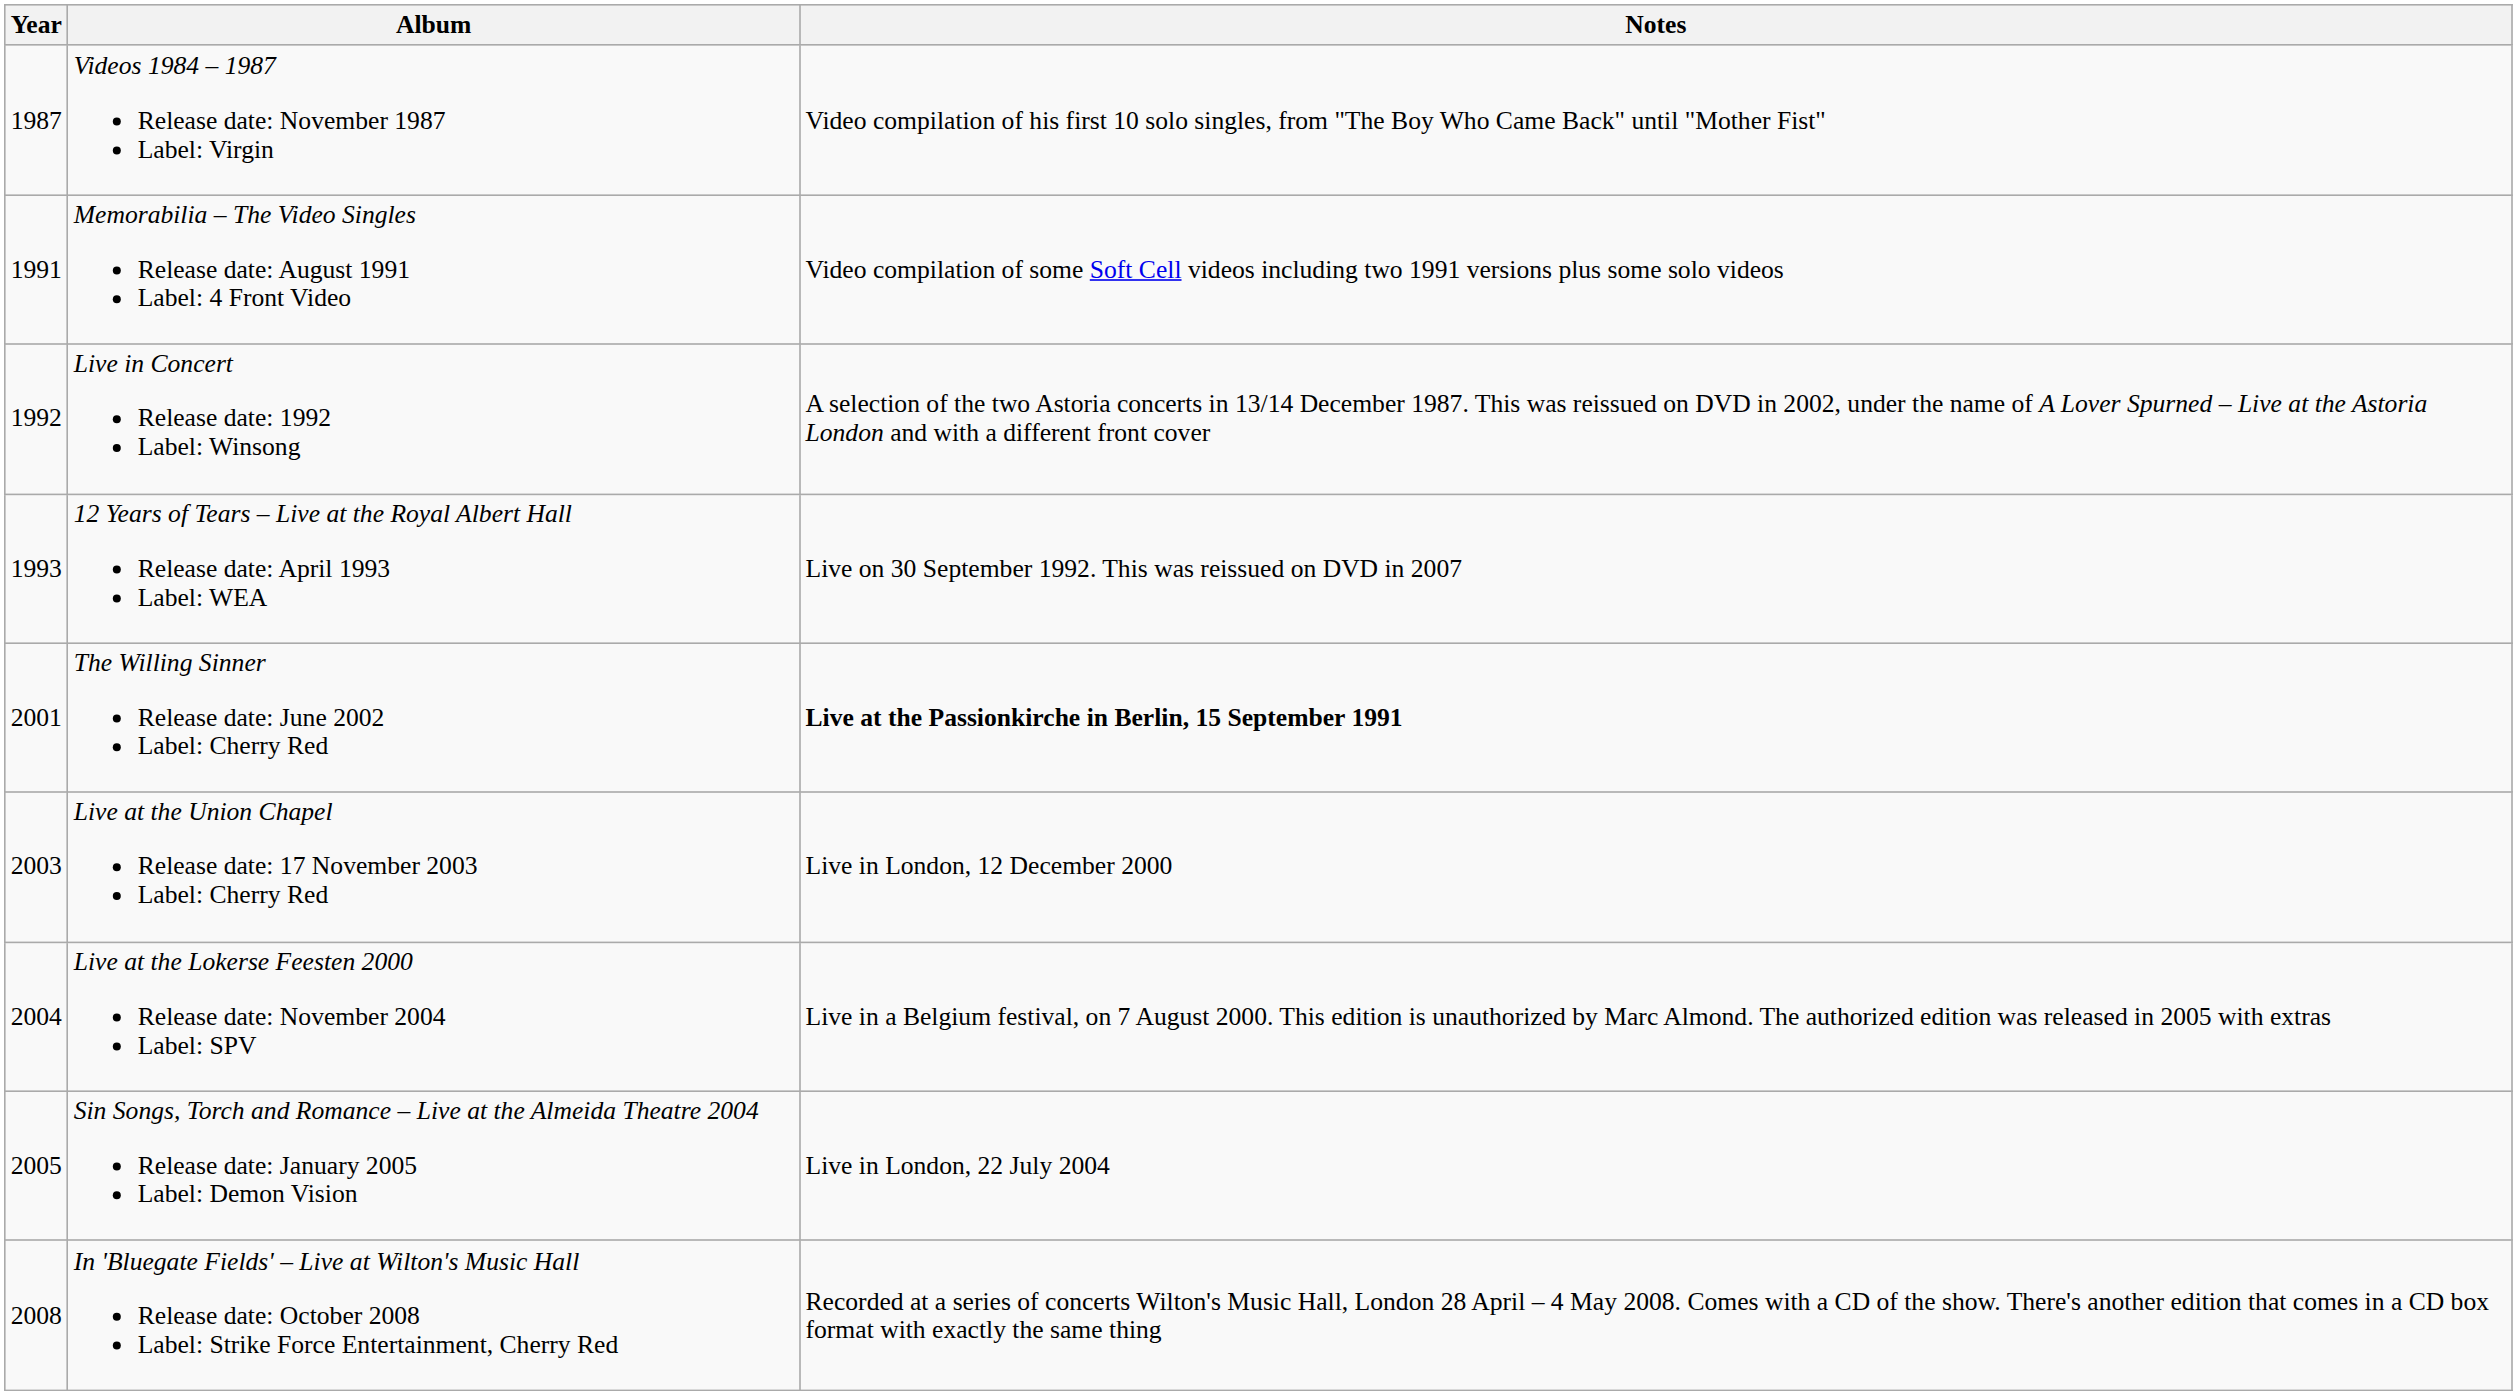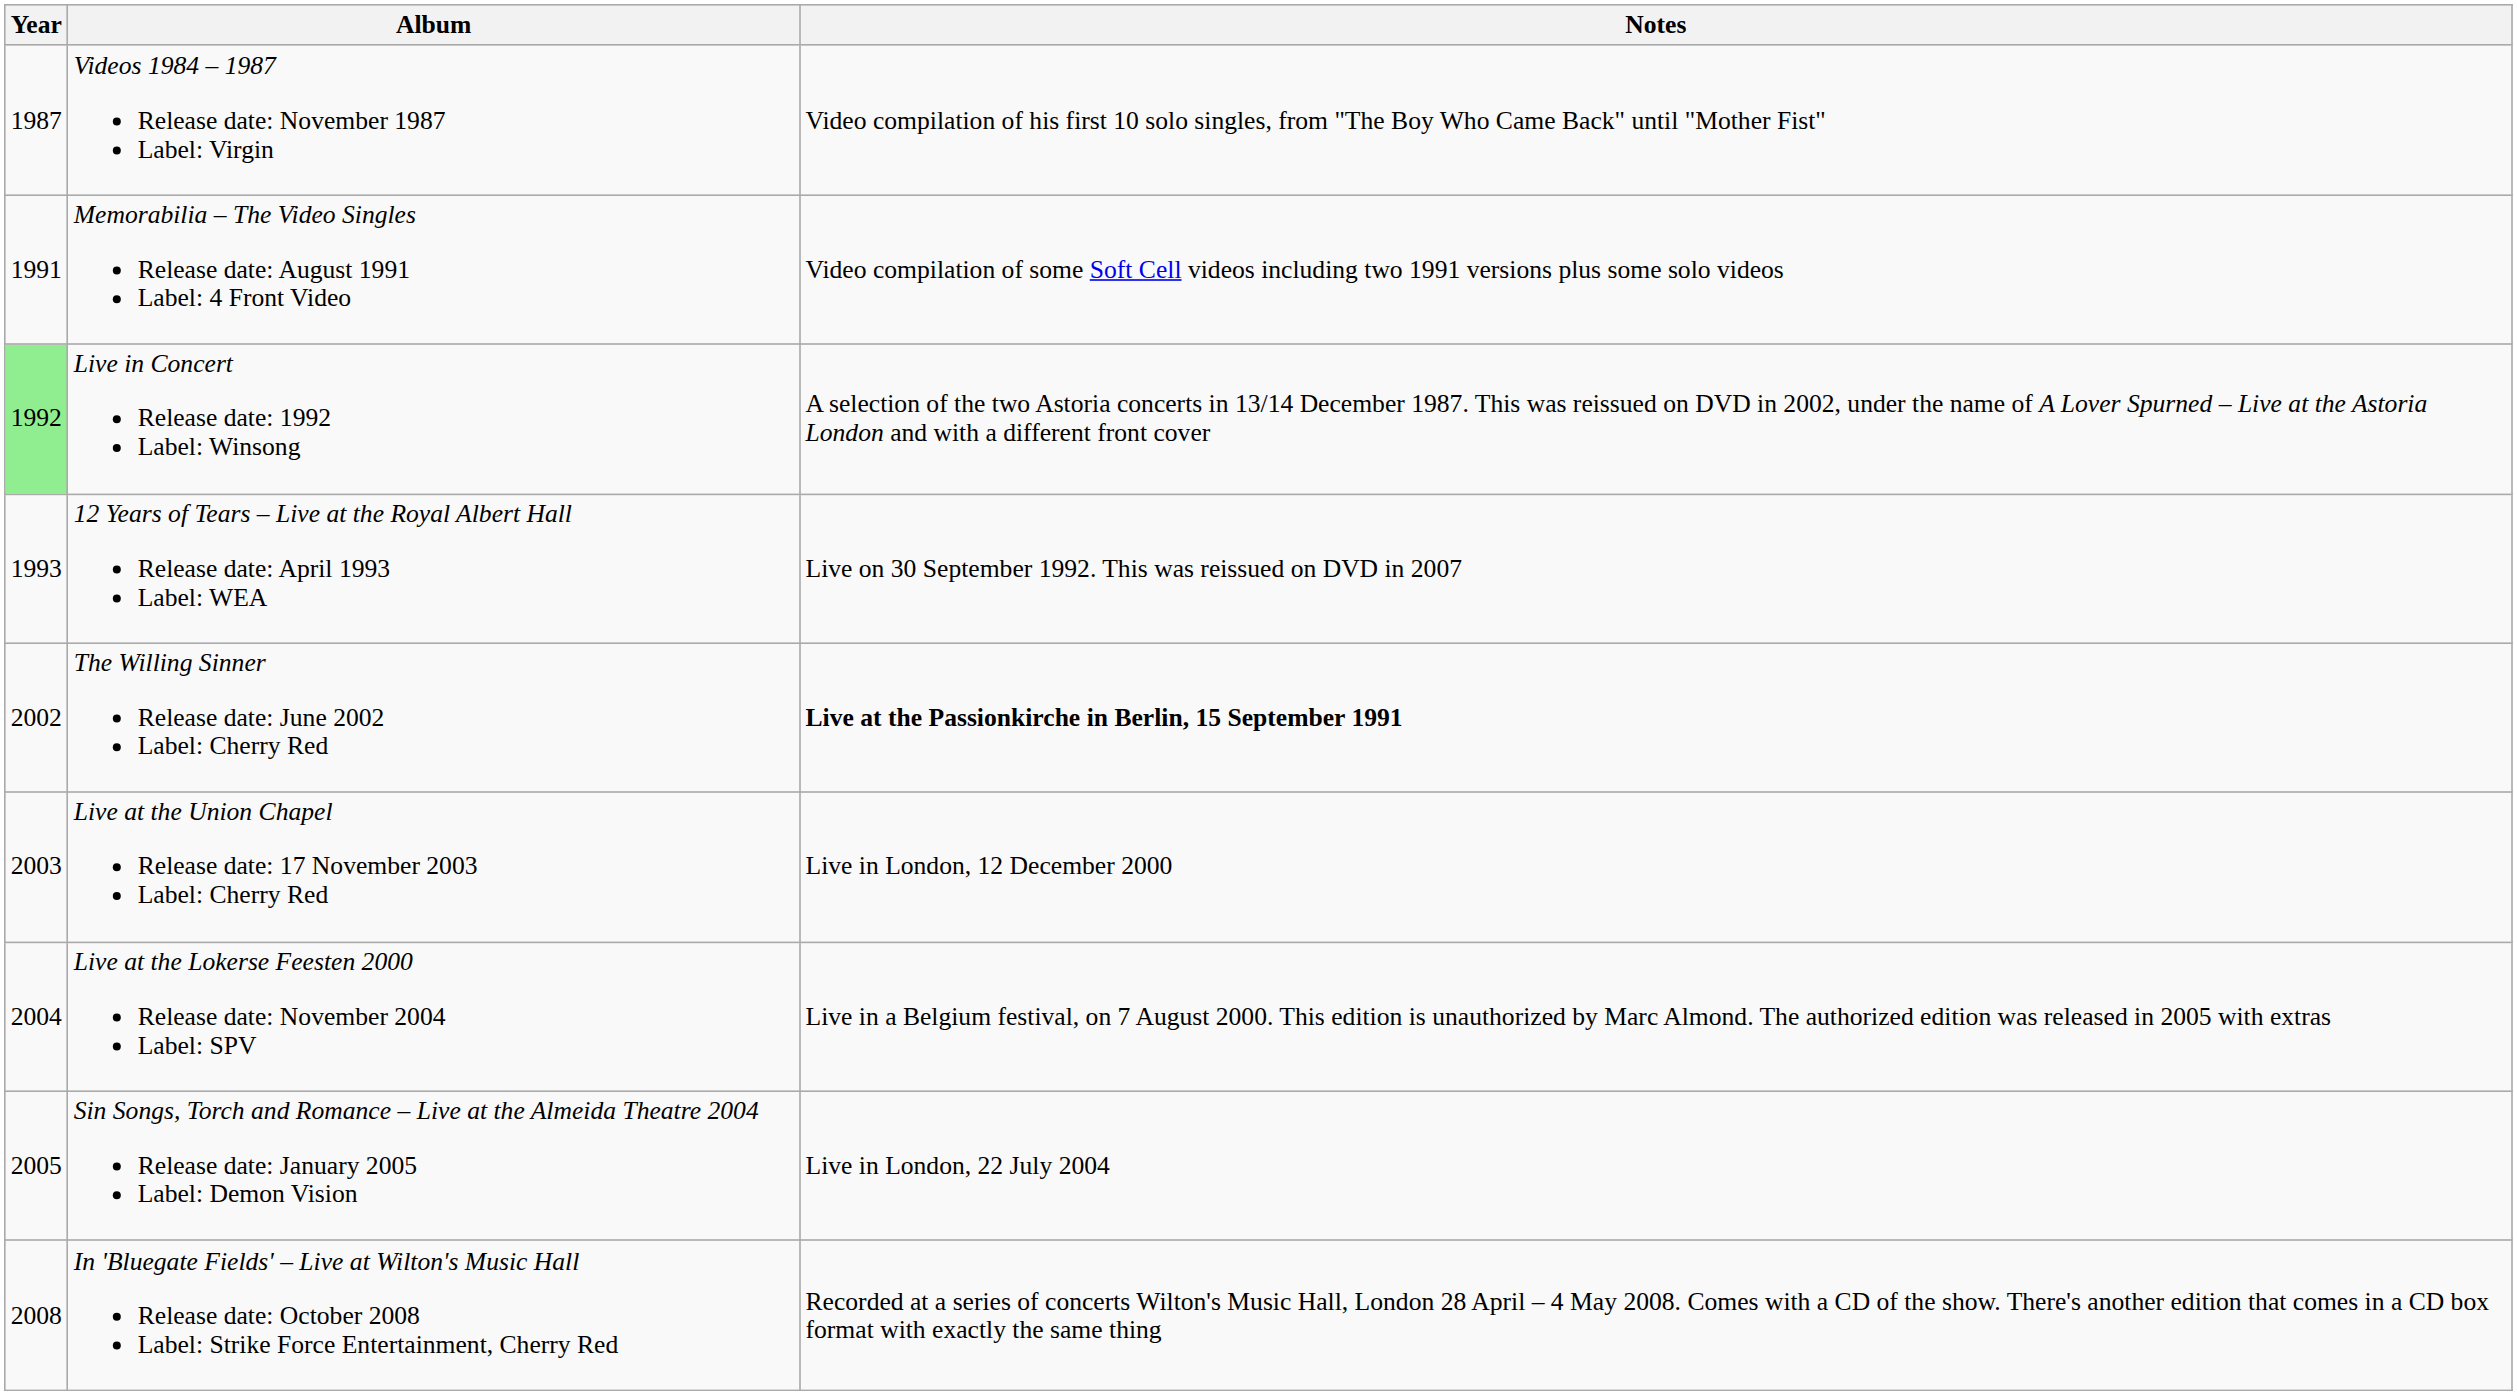(36, 418) no background -> (36, 418) lightgreen background
(36, 717) 2001 -> (36, 717) 2002
